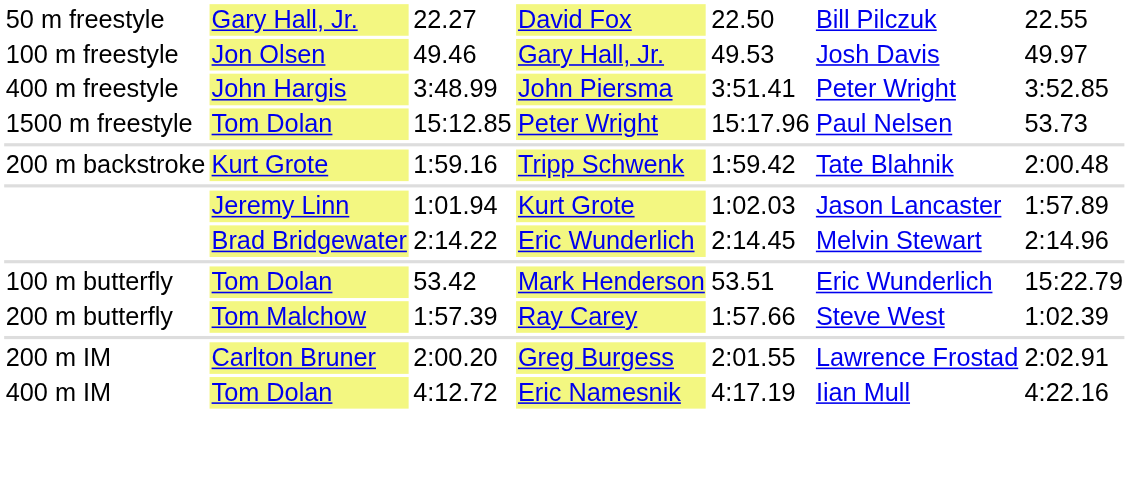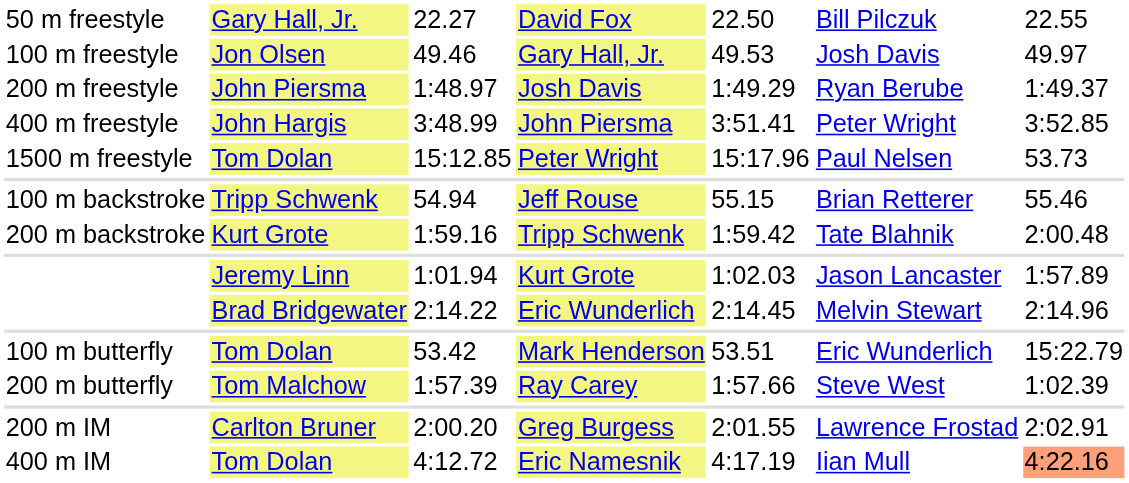+ row: (455, 89)
+ row: (445, 199)
(1067, 392) no background -> (1067, 462) lightsalmon background
